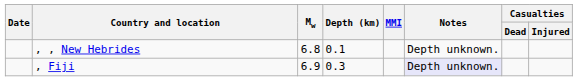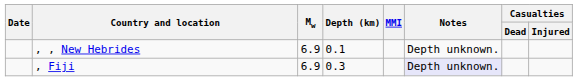(311, 49) 6.8 -> (311, 49) 6.9
